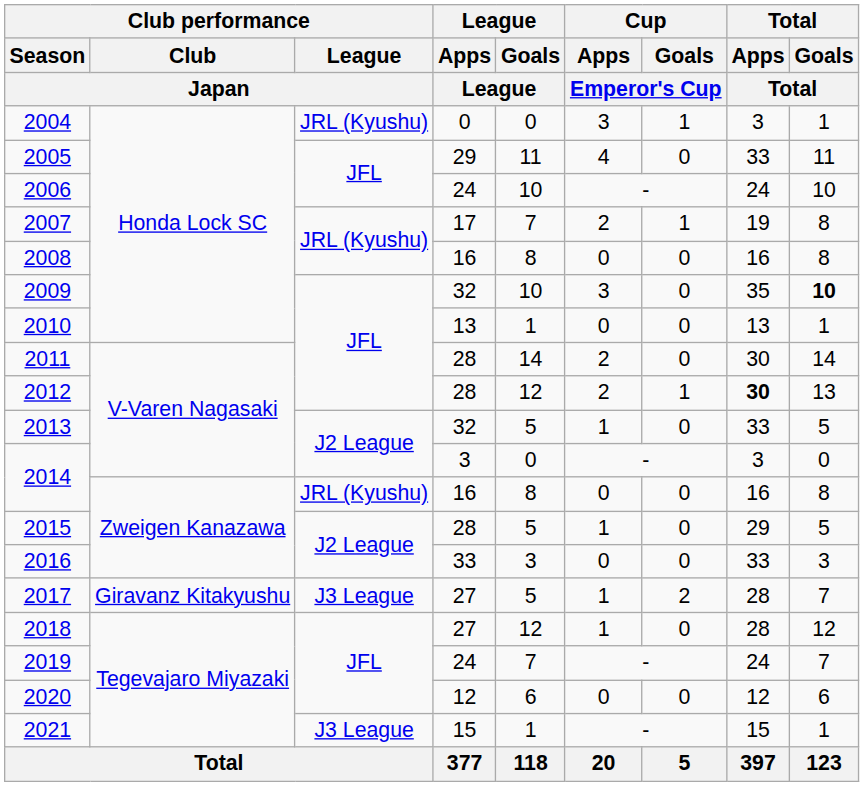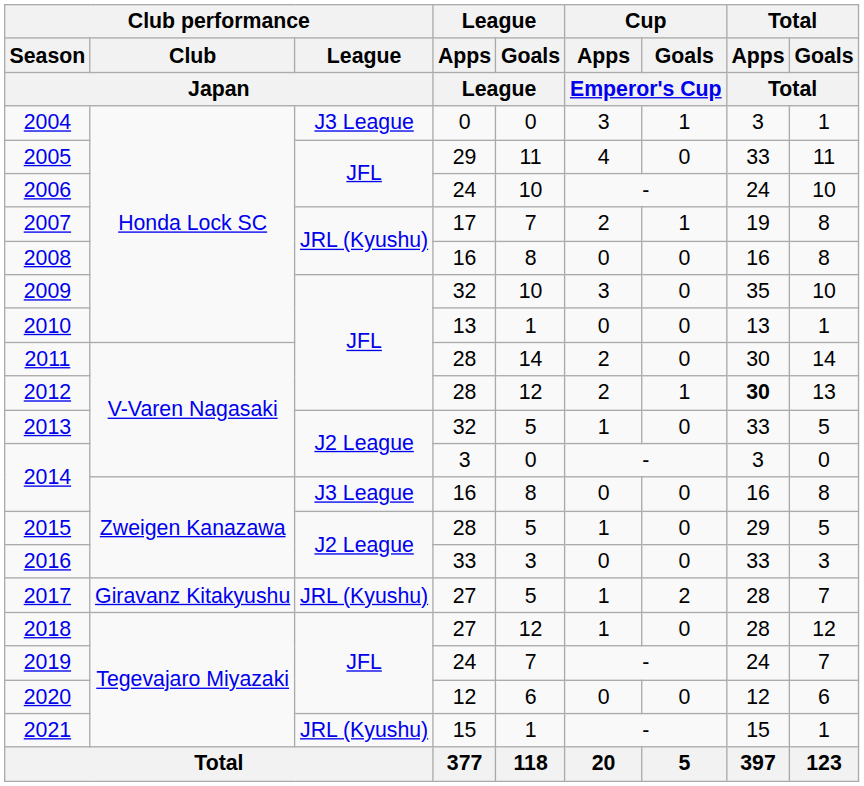(364, 122) JRL (Kyushu) -> (364, 122) J3 League
(824, 291) bold -> (824, 291) normal
(364, 493) JRL (Kyushu) -> (364, 493) J3 League
(364, 595) J3 League -> (364, 595) JRL (Kyushu)
(364, 730) J3 League -> (364, 730) JRL (Kyushu)
